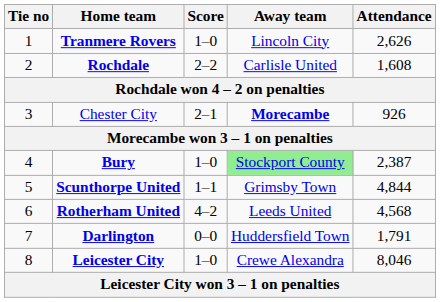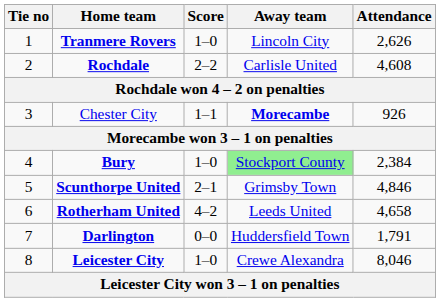(394, 65) 1,608 -> (394, 65) 4,608
(206, 114) 2–1 -> (206, 114) 1–1
(394, 162) 2,387 -> (394, 162) 2,384
(206, 187) 1–1 -> (206, 187) 2–1
(394, 187) 4,844 -> (394, 187) 4,846
(394, 211) 4,568 -> (394, 211) 4,658
